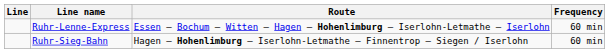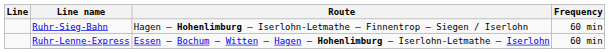rows swapped: (81, 26) <-> (70, 41)
